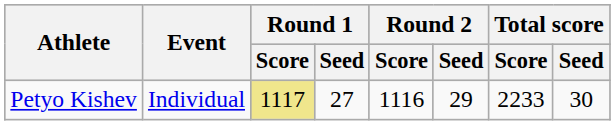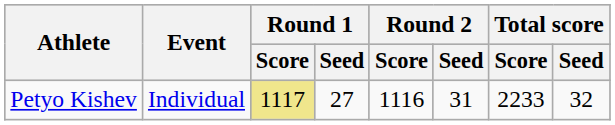(461, 100) 29 -> (461, 100) 31
(581, 100) 30 -> (581, 100) 32
